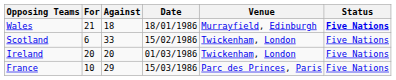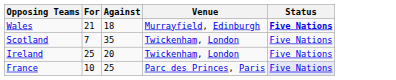- column: (171, 11)
(87, 40) 6 -> (87, 40) 7
(109, 40) 33 -> (109, 40) 35
(89, 54) 20 -> (89, 54) 25
(109, 68) 29 -> (109, 68) 25
(358, 68) no background -> (301, 68) lavender background
